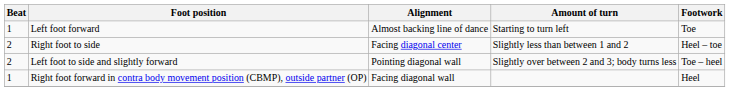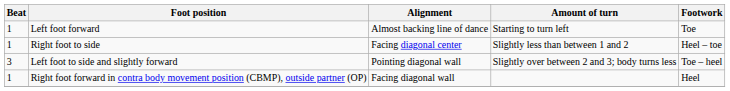(9, 45) 2 -> (9, 45) 1
(9, 62) 2 -> (9, 62) 3
